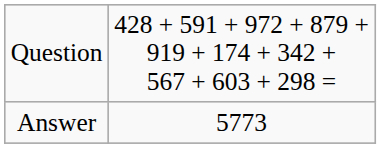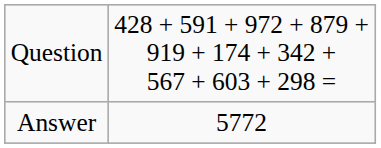(242, 122) 5773 -> (242, 122) 5772
